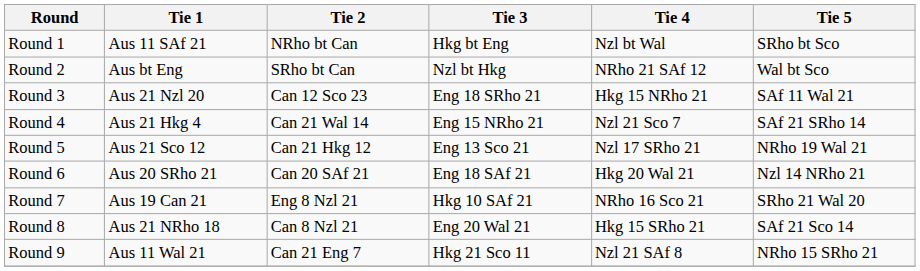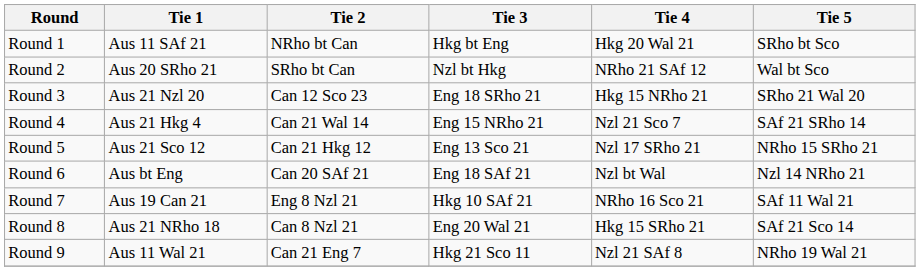(630, 43) Nzl bt Wal -> (645, 43) Hkg 20 Wal 21
(146, 69) Aus bt Eng -> (163, 69) Aus 20 SRho 21
(806, 95) SAf 11 Wal 21 -> (811, 95) SRho 21 Wal 20
(812, 148) NRho 19 Wal 21 -> (818, 148) NRho 15 SRho 21
(163, 174) Aus 20 SRho 21 -> (146, 174) Aus bt Eng
(645, 174) Hkg 20 Wal 21 -> (630, 174) Nzl bt Wal
(811, 200) SRho 21 Wal 20 -> (806, 200) SAf 11 Wal 21
(818, 252) NRho 15 SRho 21 -> (812, 252) NRho 19 Wal 21
